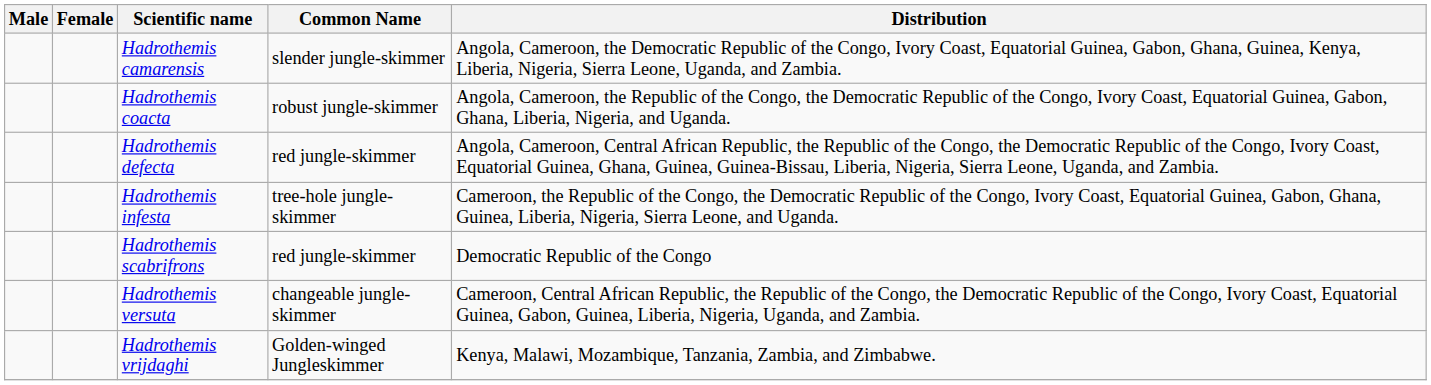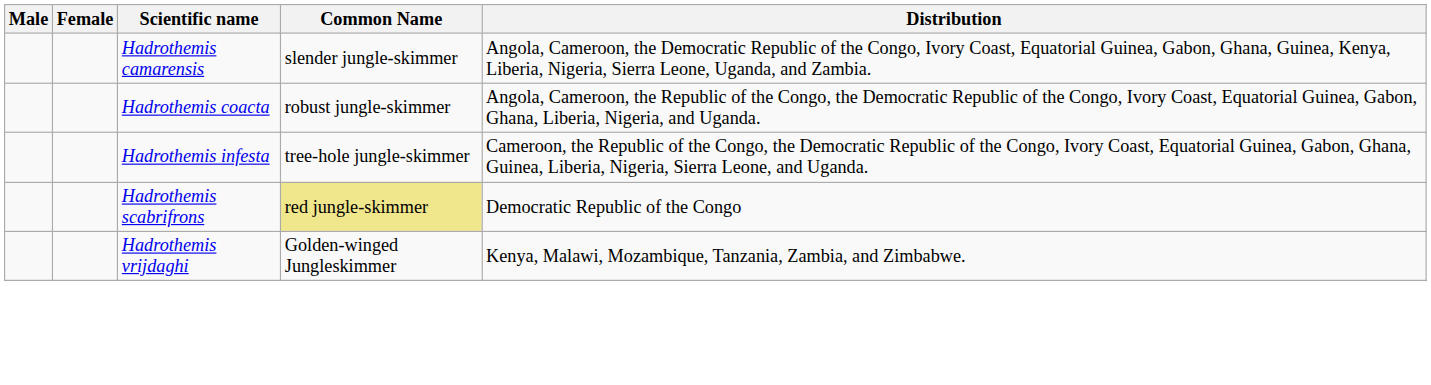- row: (169, 157)
(344, 255) no background -> (356, 206) khaki background
- row: (169, 305)
